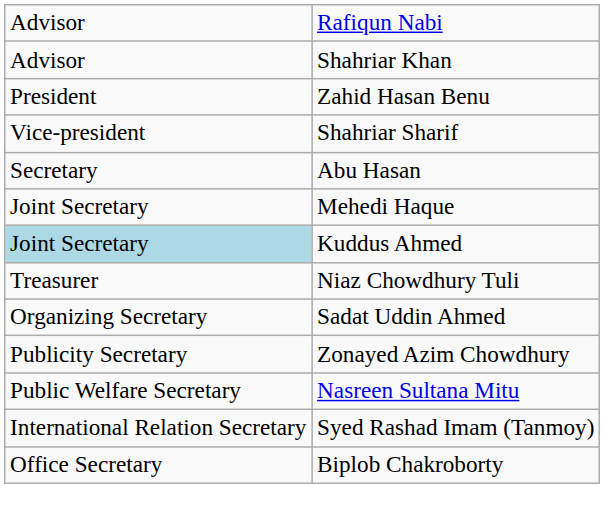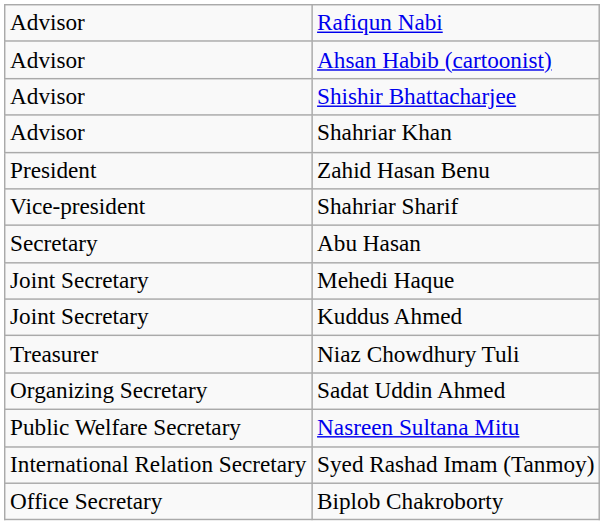+ row: (434, 59)
+ row: (417, 96)
(79, 243) lightblue background -> (79, 317) no background
- row: (443, 354)
